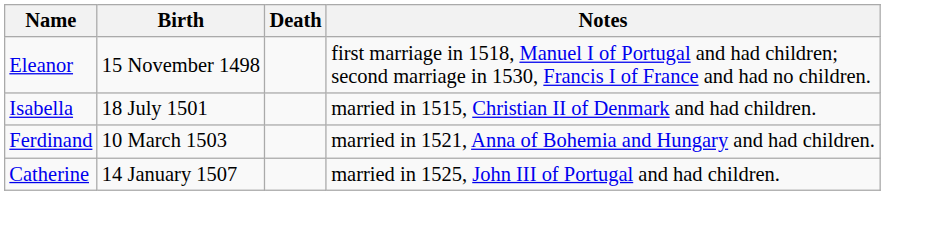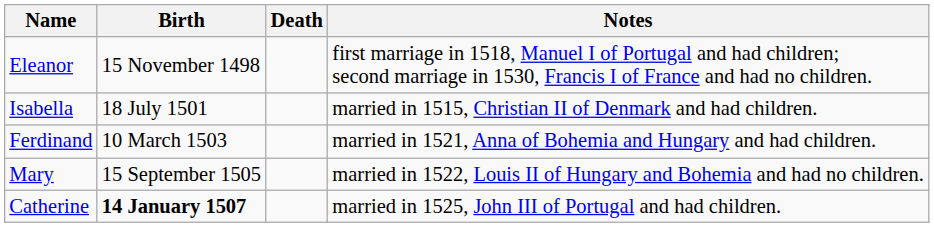+ row: (32, 173)
(170, 173) normal -> (174, 206) bold
